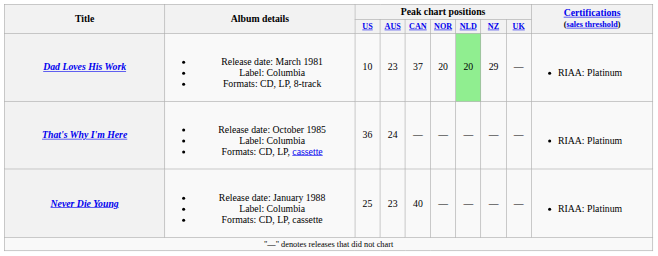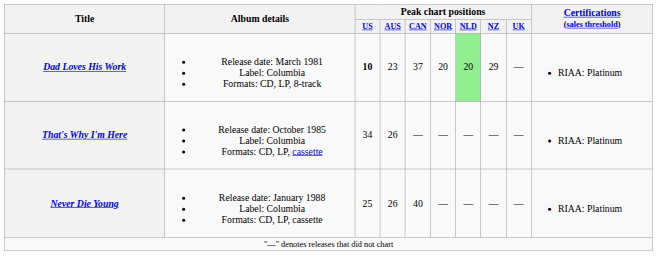(368, 67) normal -> (368, 67) bold
(368, 135) 36 -> (368, 135) 34
(393, 135) 24 -> (393, 135) 26
(393, 203) 23 -> (393, 203) 26
